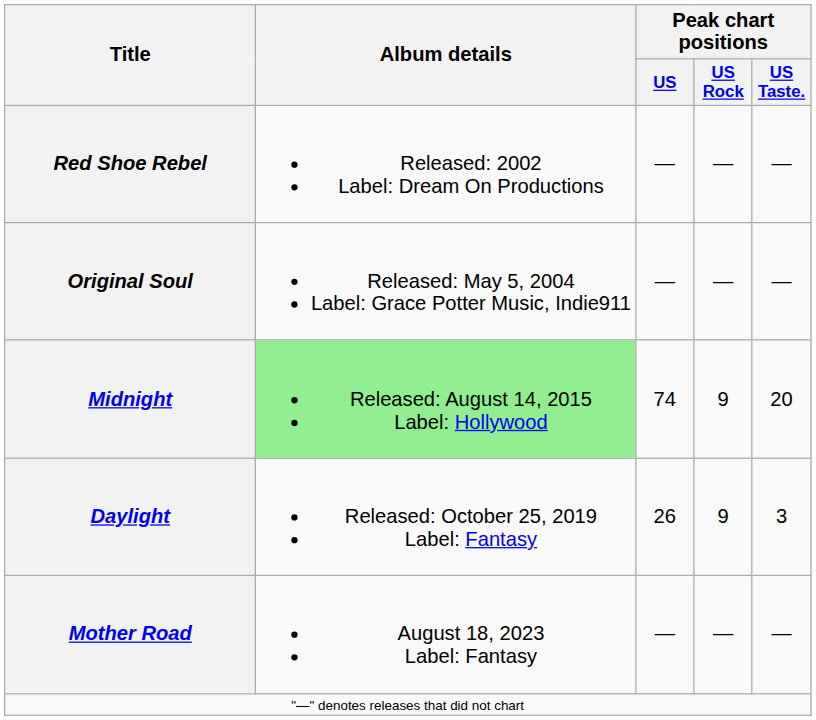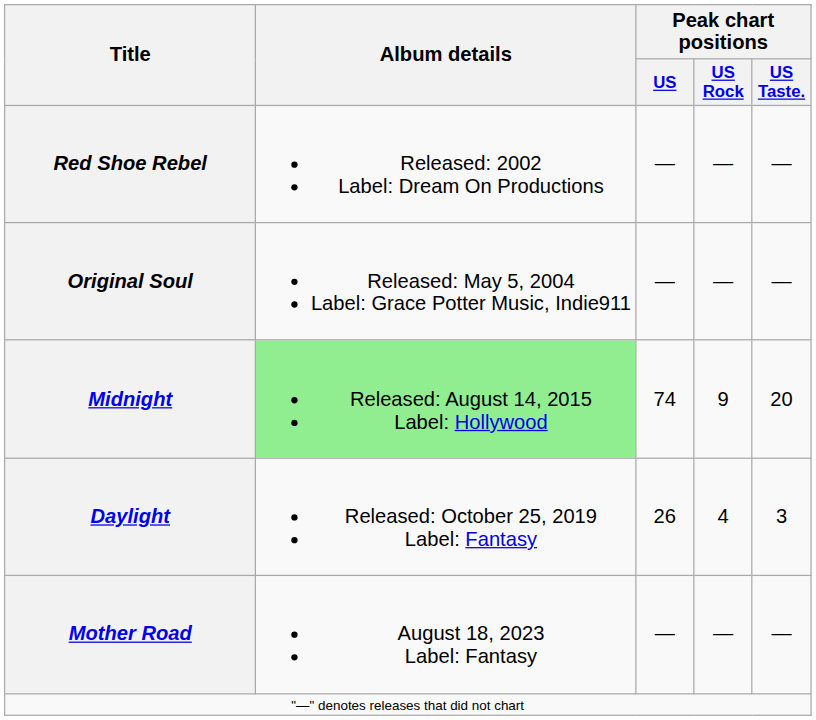(723, 516) 9 -> (723, 516) 4
